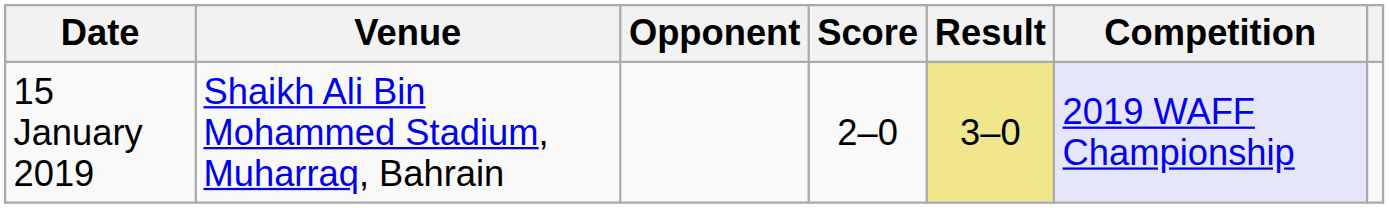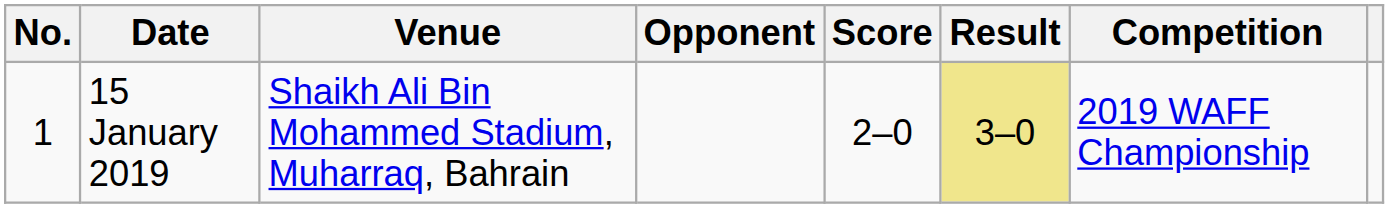+ column: (43, 33)
(1179, 131) lavender background -> (1193, 131) no background
